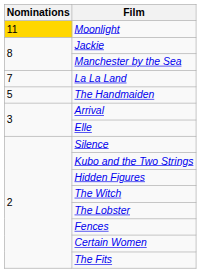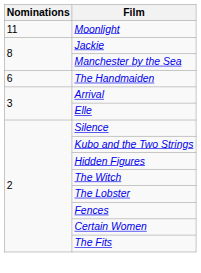(12, 29) gold background -> (12, 29) no background
- row: (101, 78)
(10, 95) 5 -> (10, 78) 6
